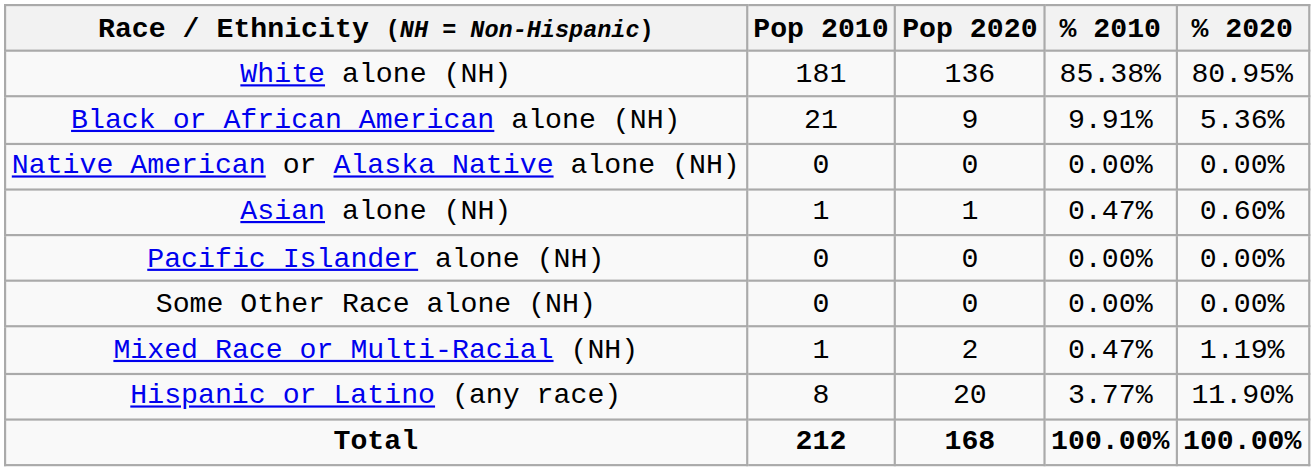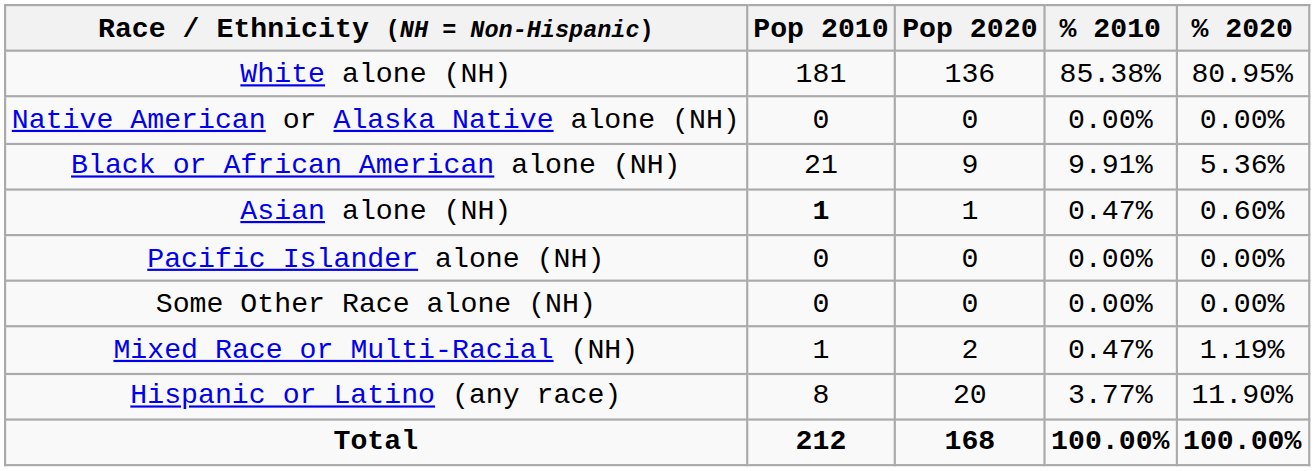rows swapped: (376, 120) <-> (376, 166)
(821, 212) normal -> (821, 212) bold
